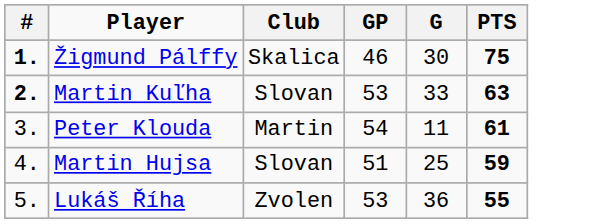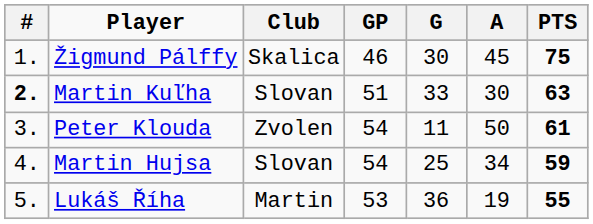+ column: (497, 23)
(27, 58) bold -> (27, 58) normal
(375, 94) 53 -> (375, 94) 51
(294, 129) Martin -> (294, 129) Zvolen
(375, 165) 51 -> (375, 165) 54
(294, 201) Zvolen -> (294, 201) Martin
